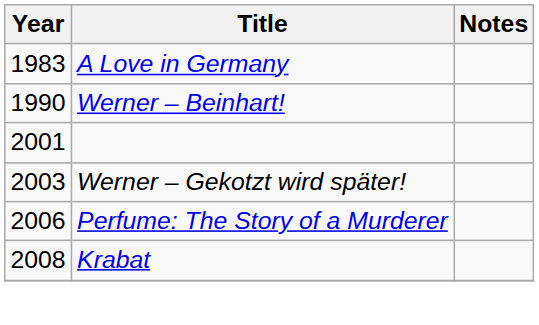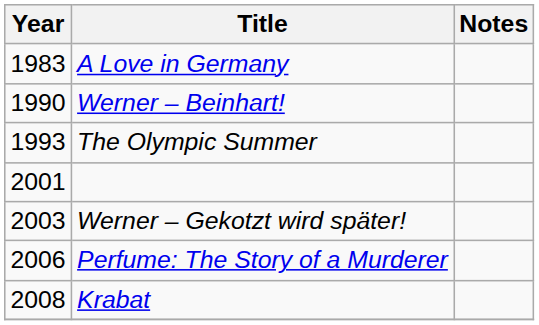+ row: (38, 142)
